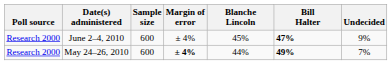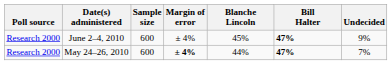(285, 53) 49% -> (285, 53) 47%
